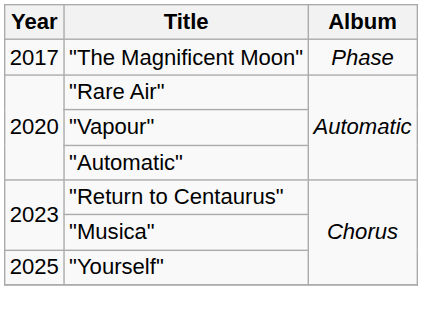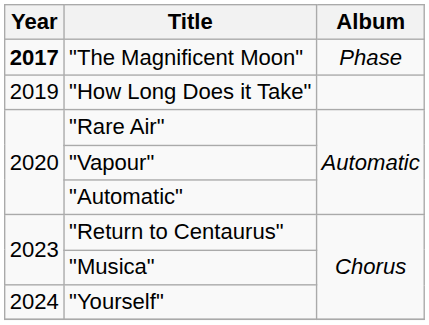(34, 57) normal -> (34, 57) bold
+ row: (190, 92)
(34, 267) 2025 -> (34, 302) 2024
